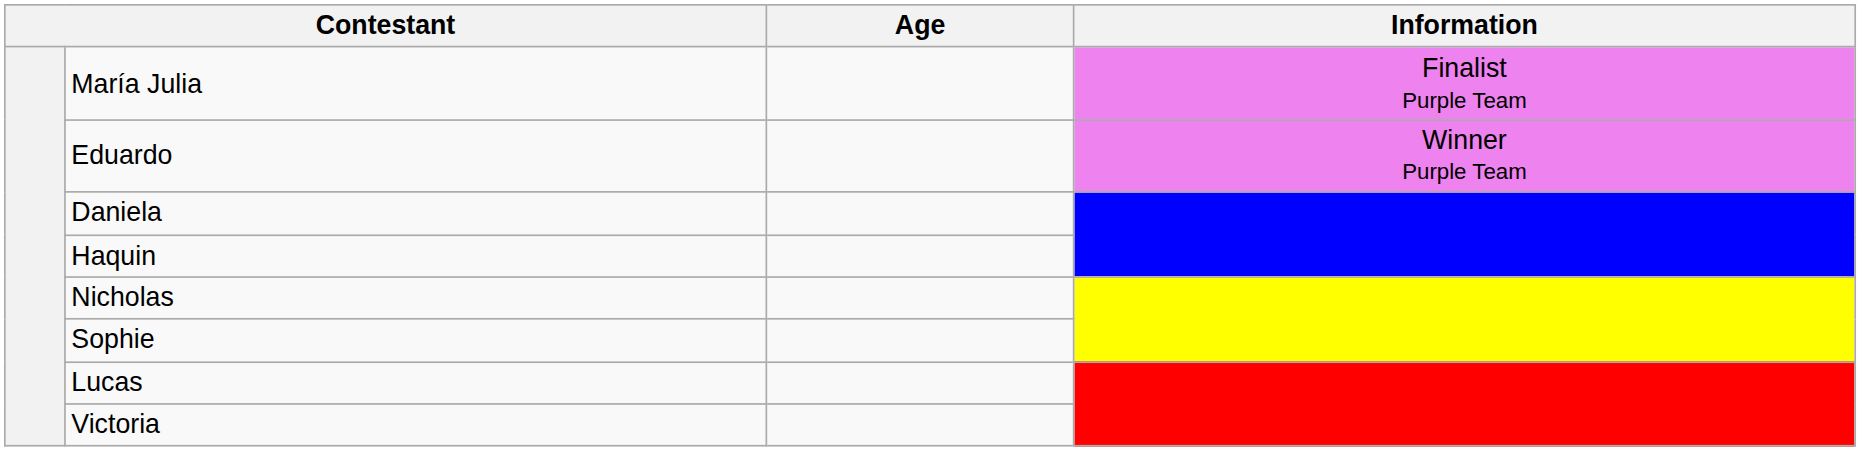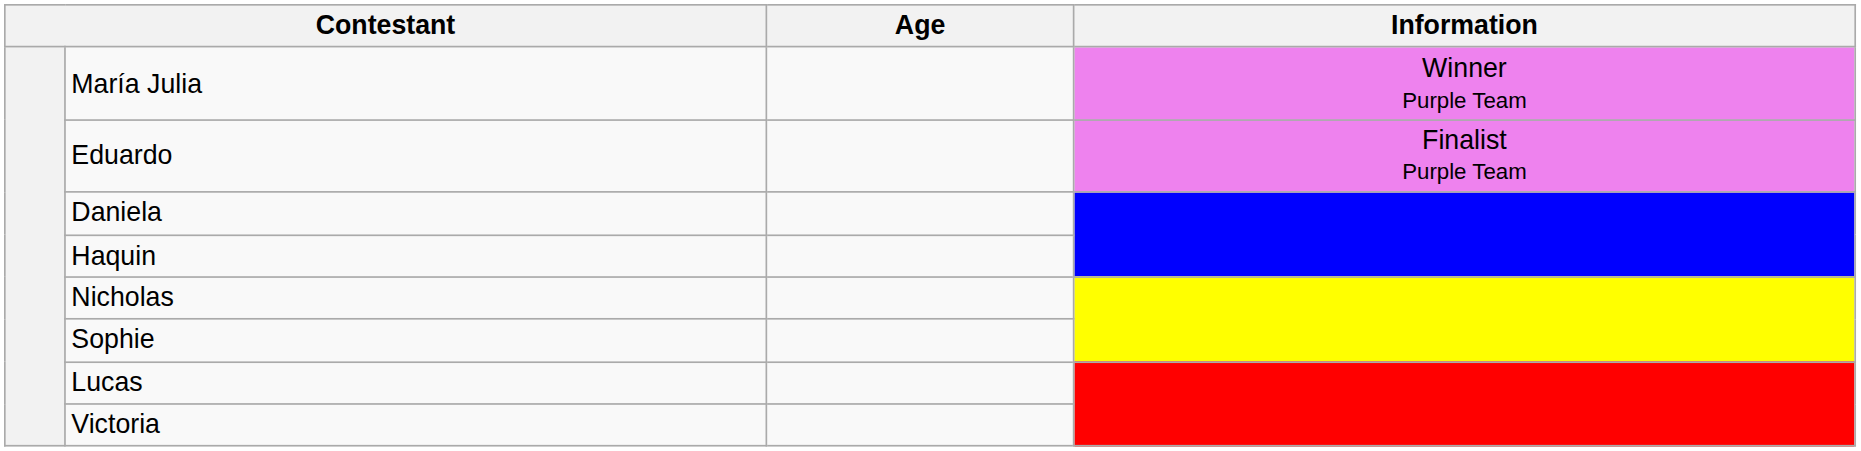(1464, 83) Finalist Purple Team -> (1464, 83) Winner Purple Team
(1464, 155) Winner Purple Team -> (1464, 155) Finalist Purple Team
